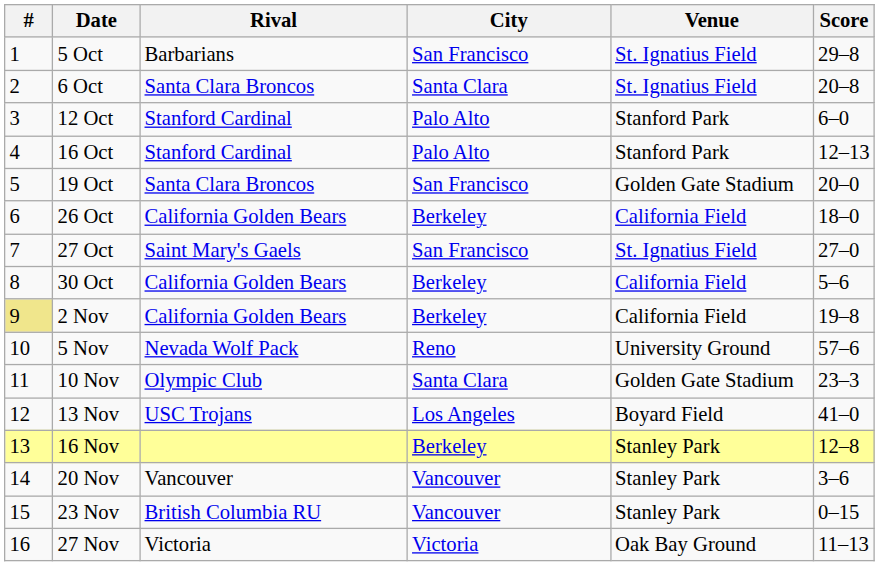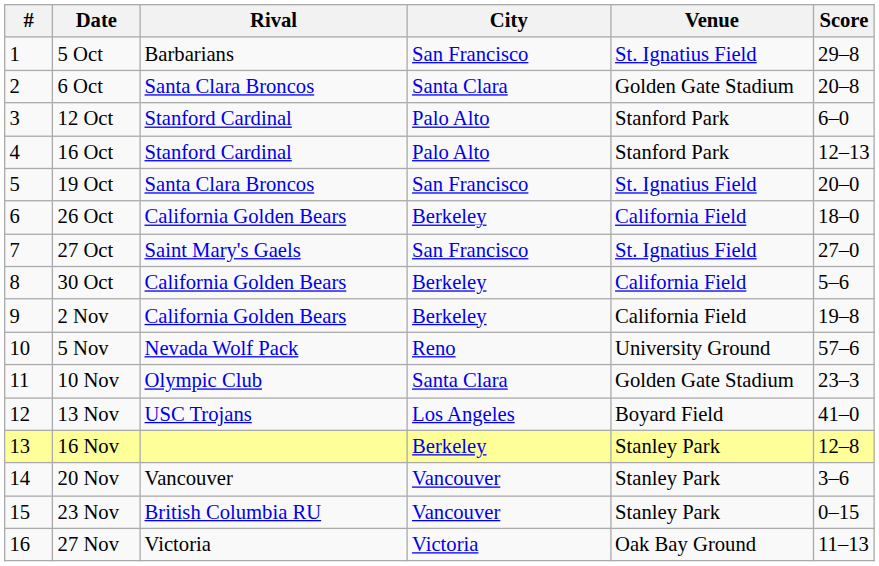(686, 86) St. Ignatius Field -> (704, 86) Golden Gate Stadium
(704, 184) Golden Gate Stadium -> (686, 184) St. Ignatius Field
(15, 315) khaki background -> (15, 315) no background
